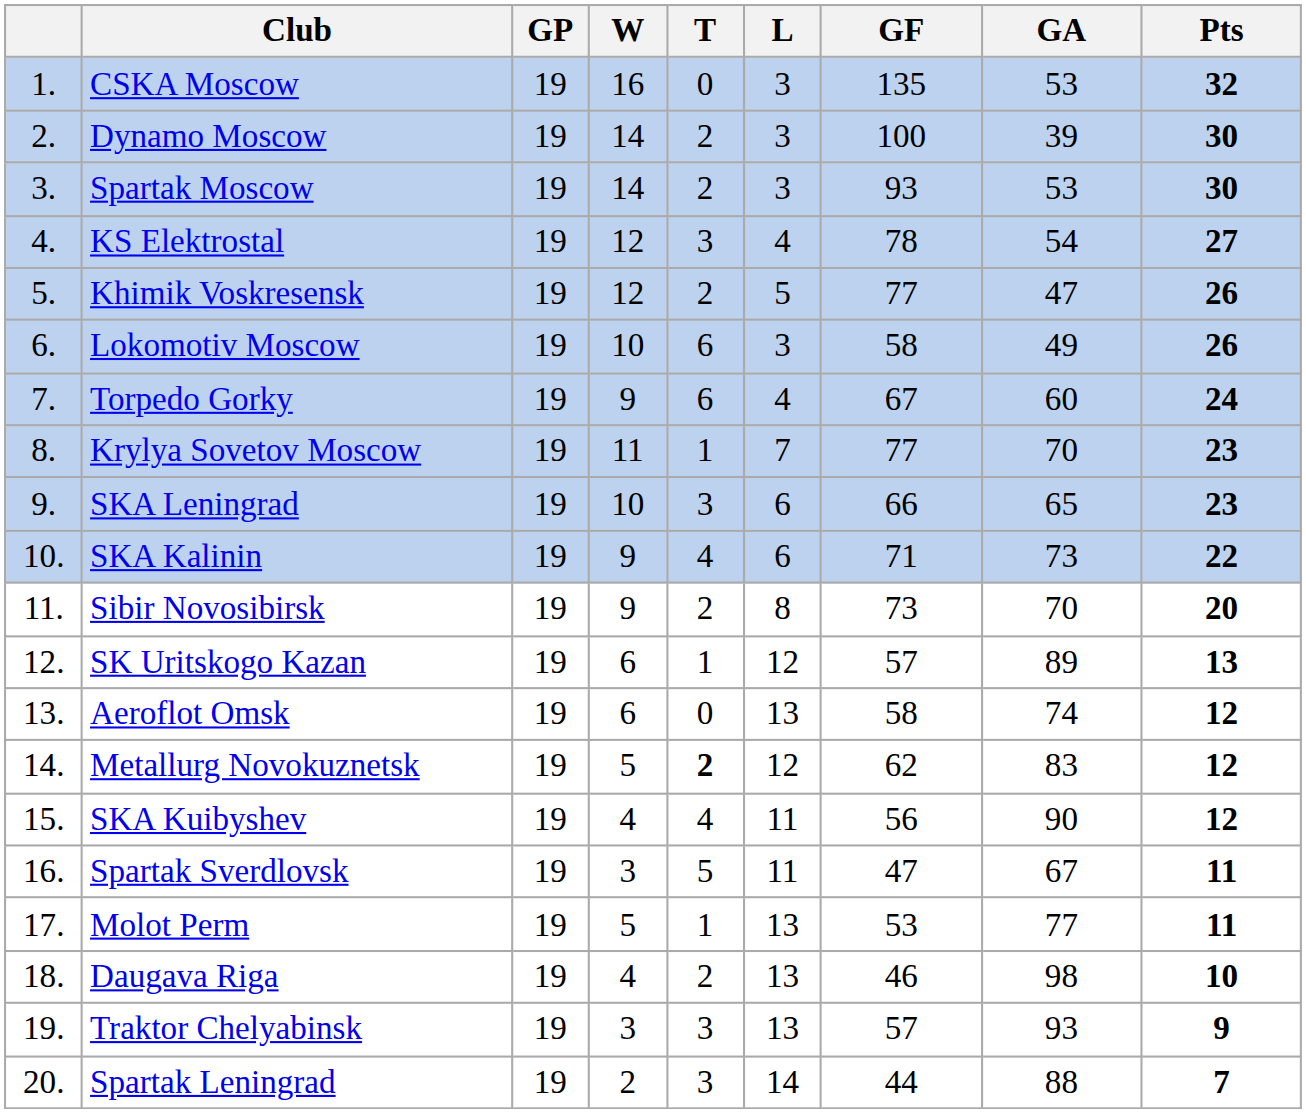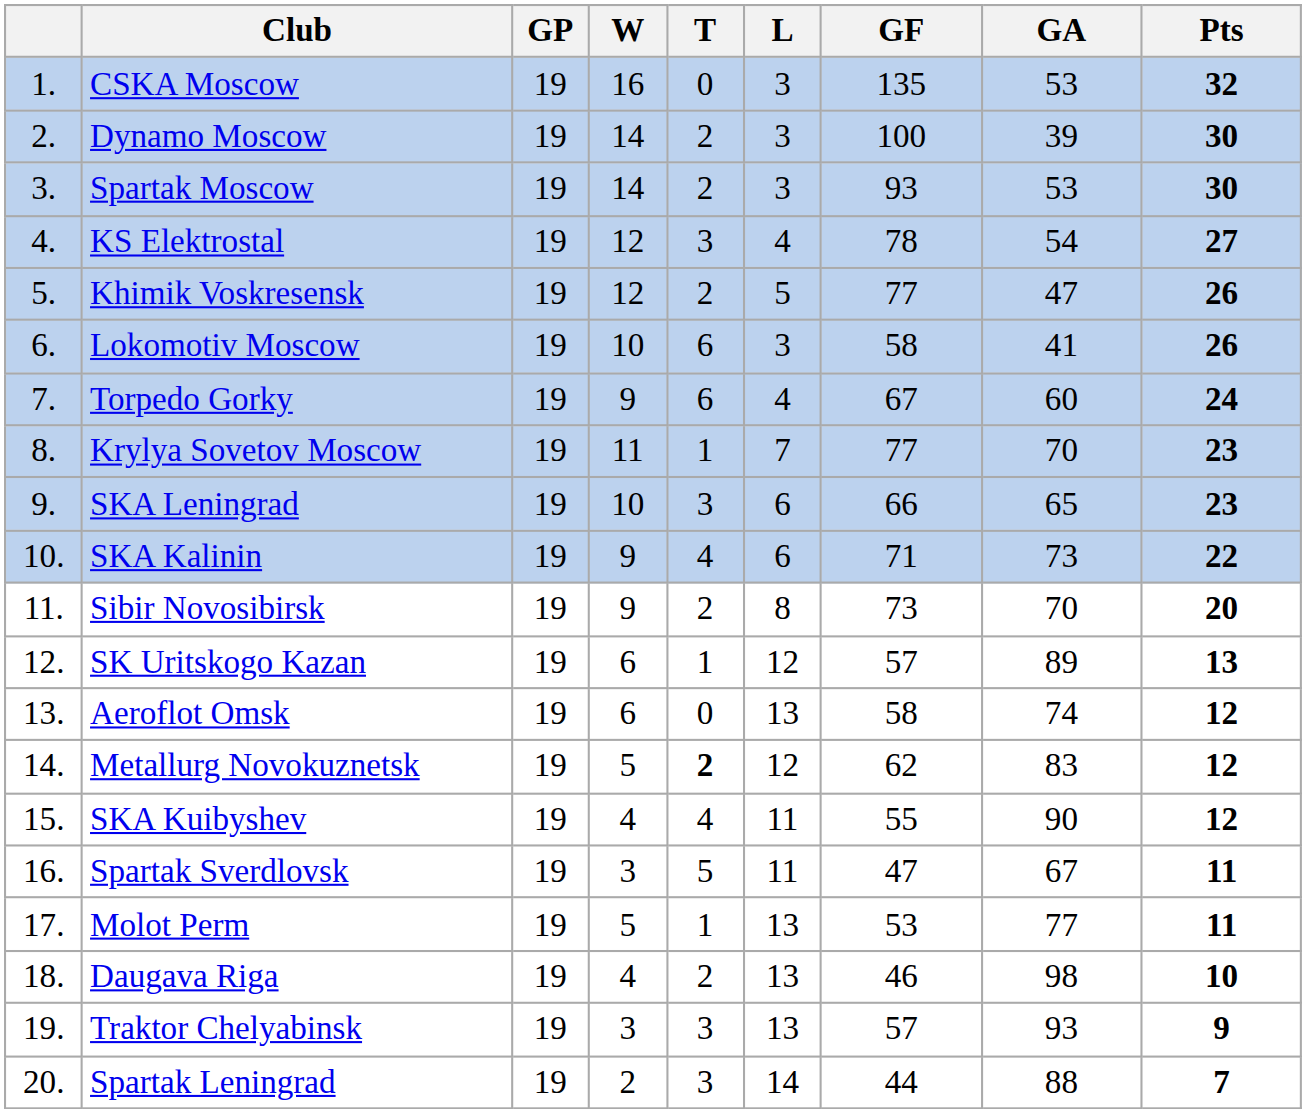(1061, 345) 49 -> (1061, 345) 41
(901, 818) 56 -> (901, 818) 55
